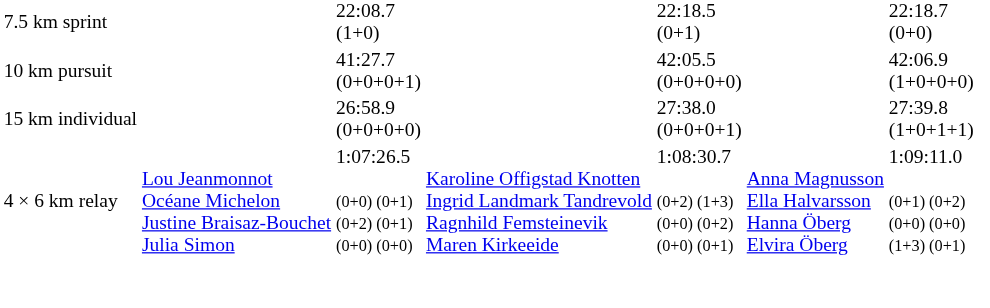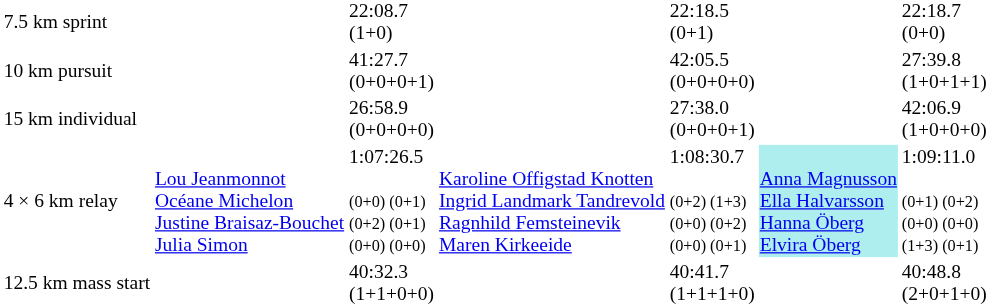(931, 70) 42:06.9 (1+0+0+0) -> (944, 70) 27:39.8 (1+0+1+1)
(931, 119) 27:39.8 (1+0+1+1) -> (944, 119) 42:06.9 (1+0+0+0)
(815, 211) no background -> (828, 211) paleturquoise background
+ row: (77, 282)
